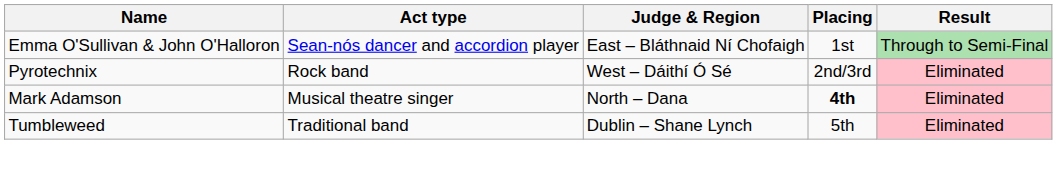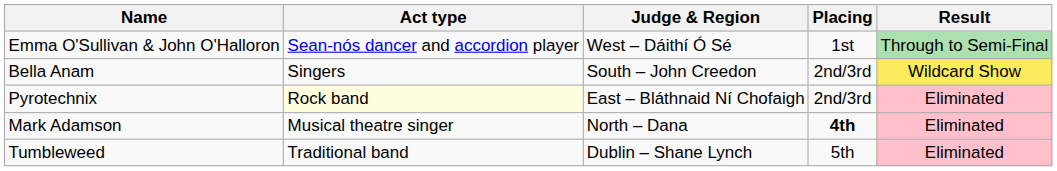(696, 44) East – Bláthnaid Ní Chofaigh -> (659, 44) West – Dáithí Ó Sé
+ row: (51, 71)
(328, 71) no background -> (328, 98) lightyellow background
(659, 71) West – Dáithí Ó Sé -> (696, 98) East – Bláthnaid Ní Chofaigh
